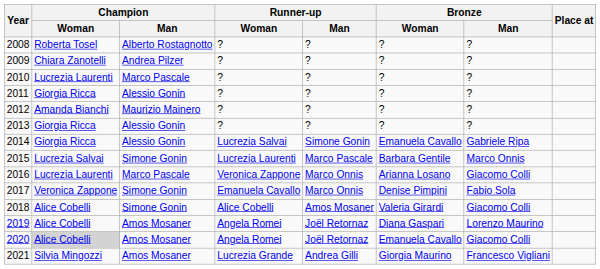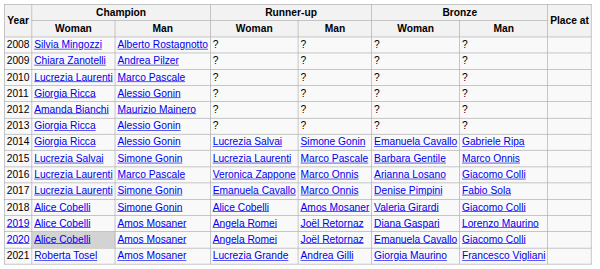(66, 45) Roberta Tosel -> (68, 45) Silvia Mingozzi
(76, 191) Veronica Zappone -> (73, 191) Lucrezia Laurenti
(68, 256) Silvia Mingozzi -> (66, 256) Roberta Tosel
